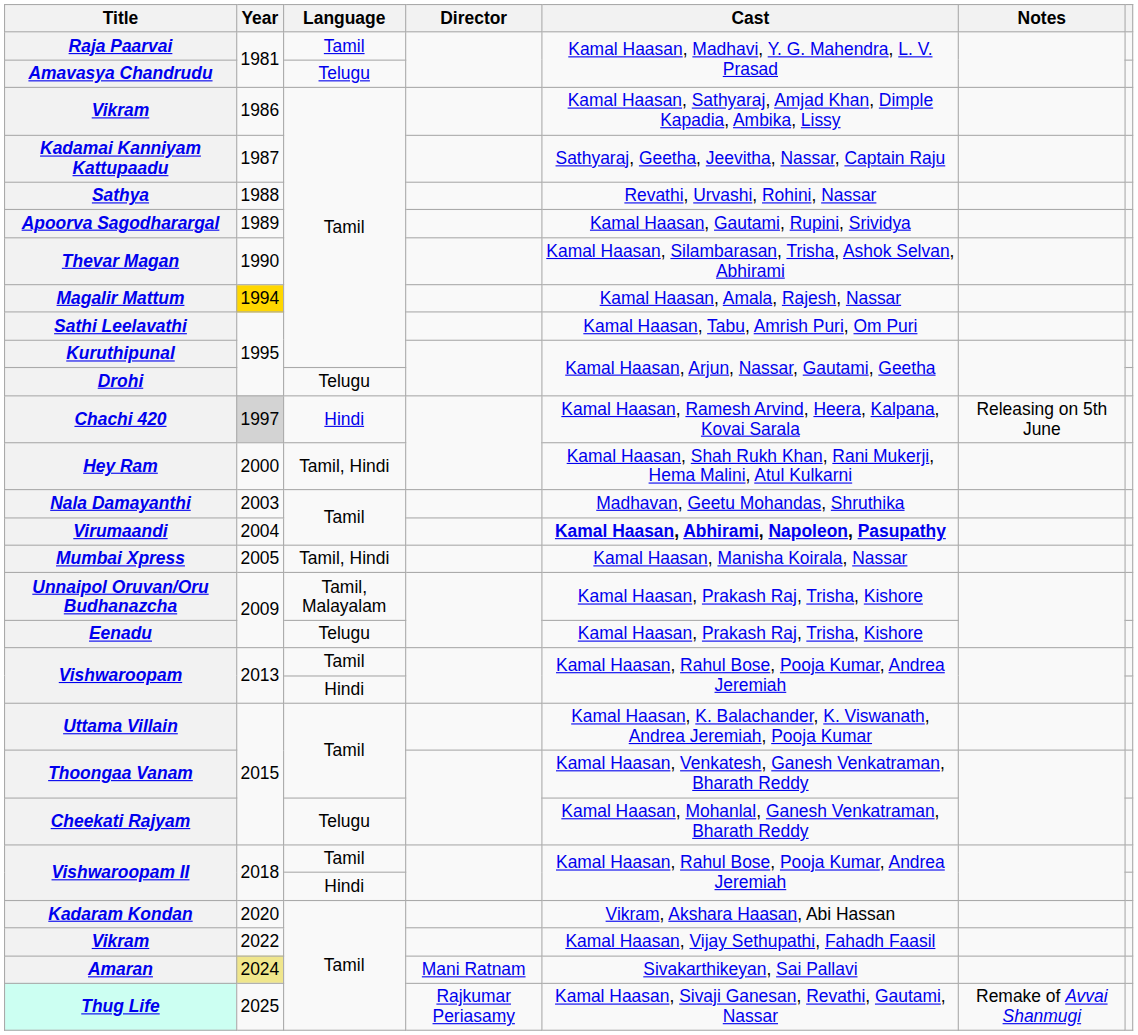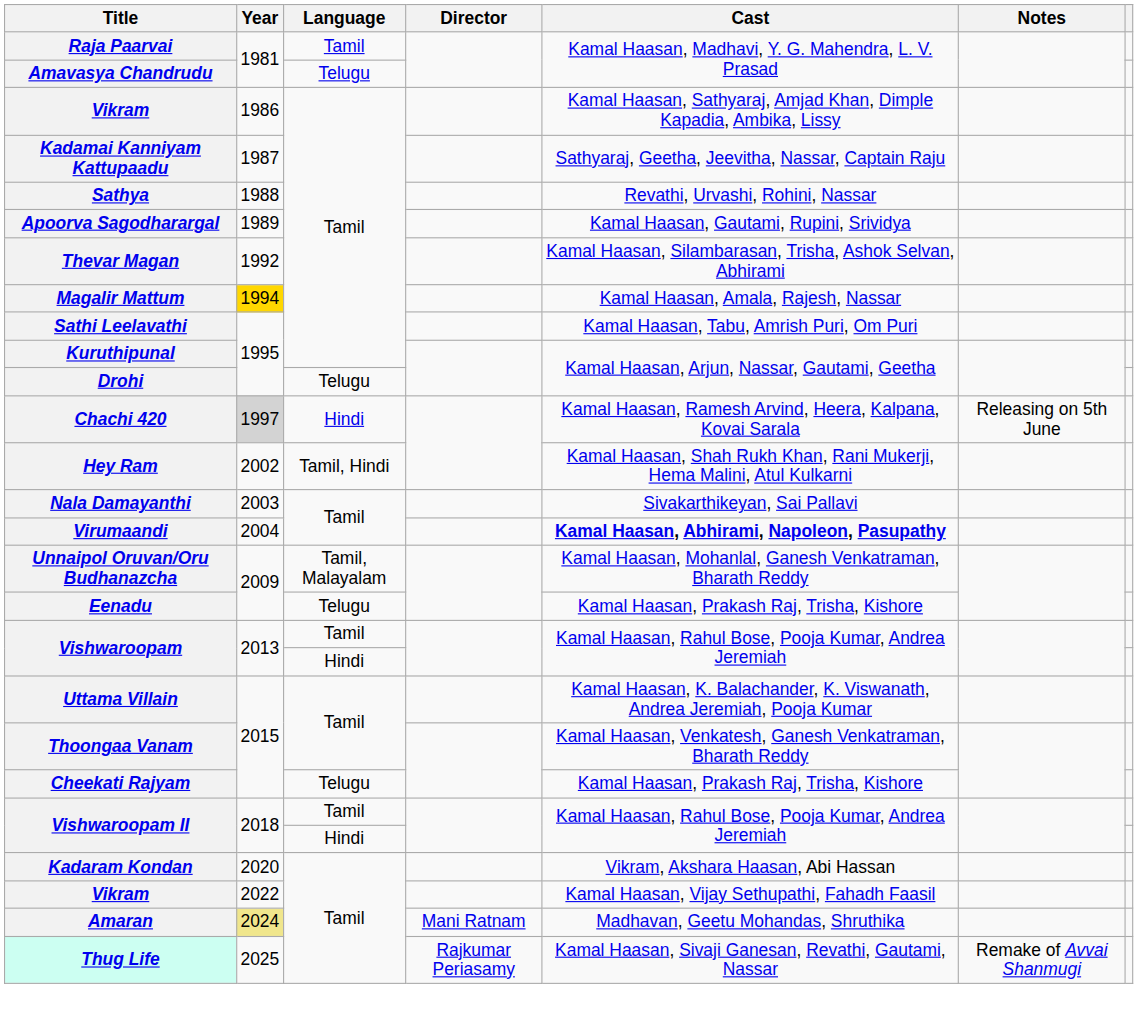(260, 260) 1990 -> (260, 260) 1992
(260, 466) 2000 -> (260, 466) 2002
(750, 503) Madhavan, Geetu Mohandas, Shruthika -> (750, 503) Sivakarthikeyan, Sai Pallavi
- row: (120, 558)
(750, 596) Kamal Haasan, Prakash Raj, Trisha, Kishore -> (750, 568) Kamal Haasan, Mohanlal, Ganesh Venkatraman, Bharath Reddy
(750, 821) Kamal Haasan, Mohanlal, Ganesh Venkatraman, Bharath Reddy -> (750, 783) Kamal Haasan, Prakash Raj, Trisha, Kishore
(750, 969) Sivakarthikeyan, Sai Pallavi -> (750, 922) Madhavan, Geetu Mohandas, Shruthika
